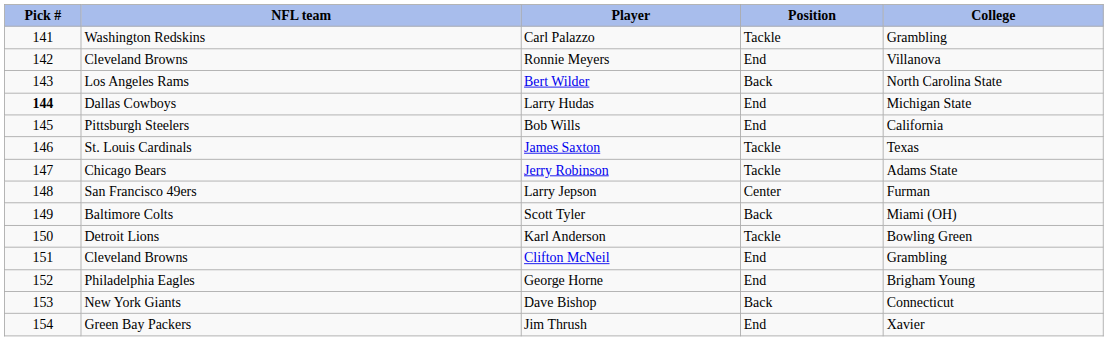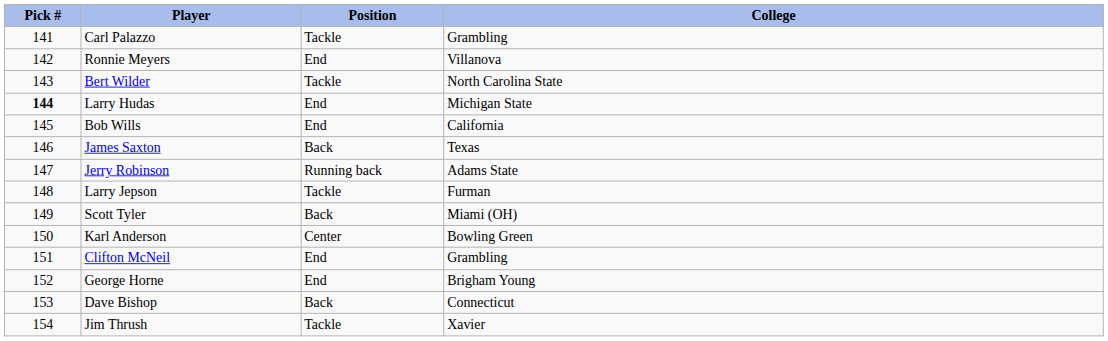- column: (301, 15)
(758, 81) Back -> (323, 81) Tackle
(762, 147) Tackle -> (319, 147) Back
(762, 170) Tackle -> (343, 170) Running back
(762, 192) Center -> (323, 192) Tackle
(762, 236) Tackle -> (323, 236) Center
(755, 324) End -> (323, 324) Tackle
